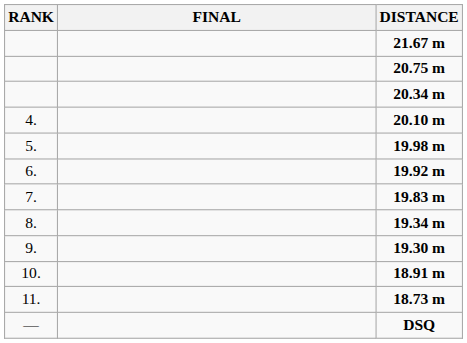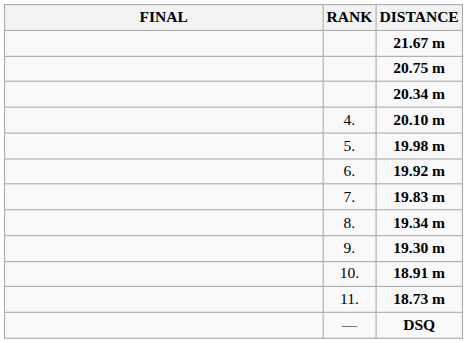columns swapped: (31, 17) <-> (217, 17)
